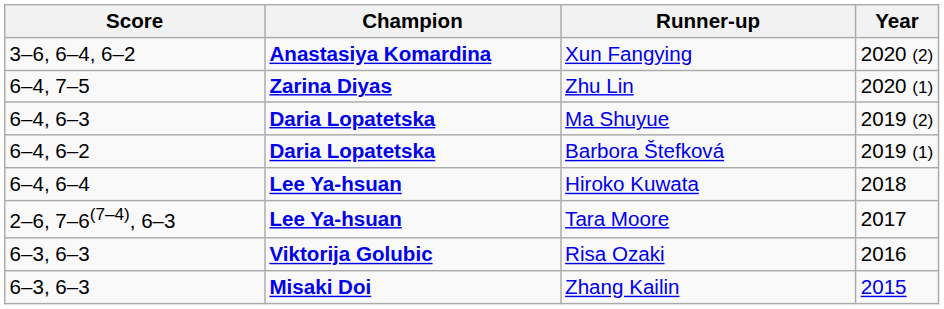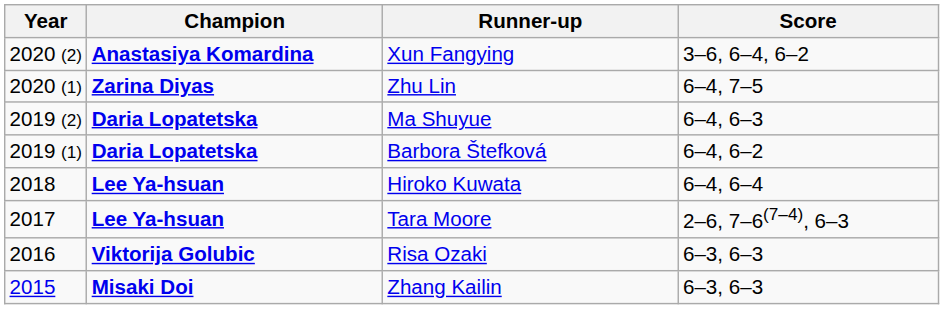columns swapped: (897, 21) <-> (135, 21)
